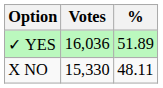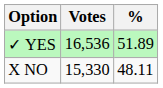(87, 43) 16,036 -> (87, 43) 16,536
